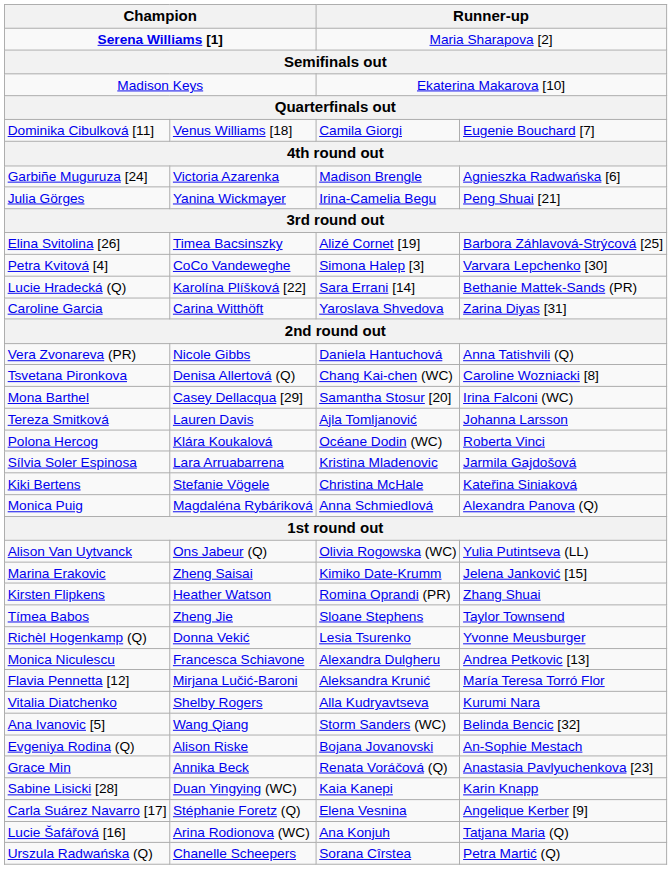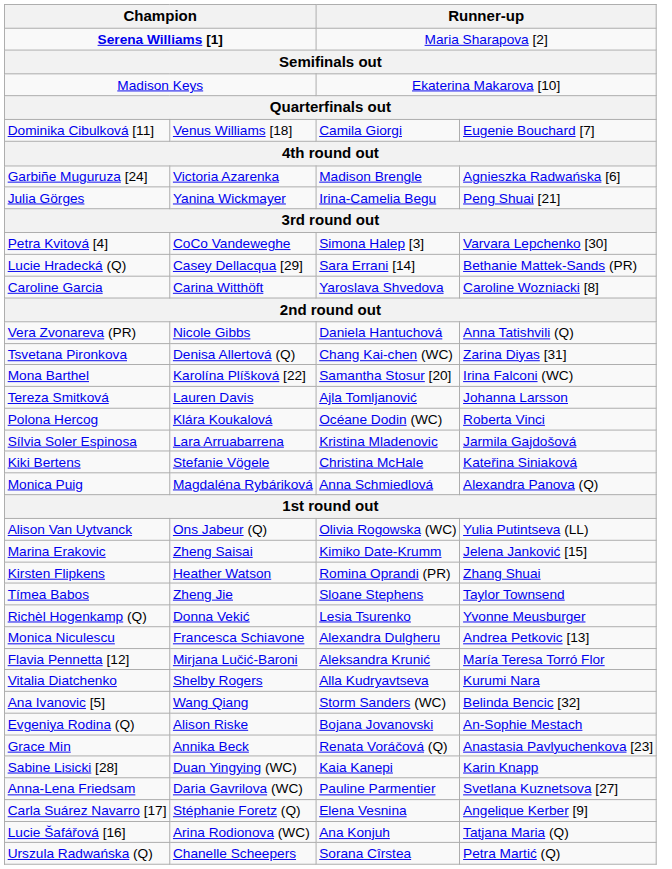- row: (64, 244)
(239, 287) Karolína Plíšková [22] -> (238, 266) Casey Dellacqua [29]
(515, 309) Zarina Diyas [31] -> (531, 287) Caroline Wozniacki [8]
(531, 376) Caroline Wozniacki [8] -> (515, 354) Zarina Diyas [31]
(238, 398) Casey Dellacqua [29] -> (239, 376) Karolína Plíšková [22]
+ row: (72, 789)
